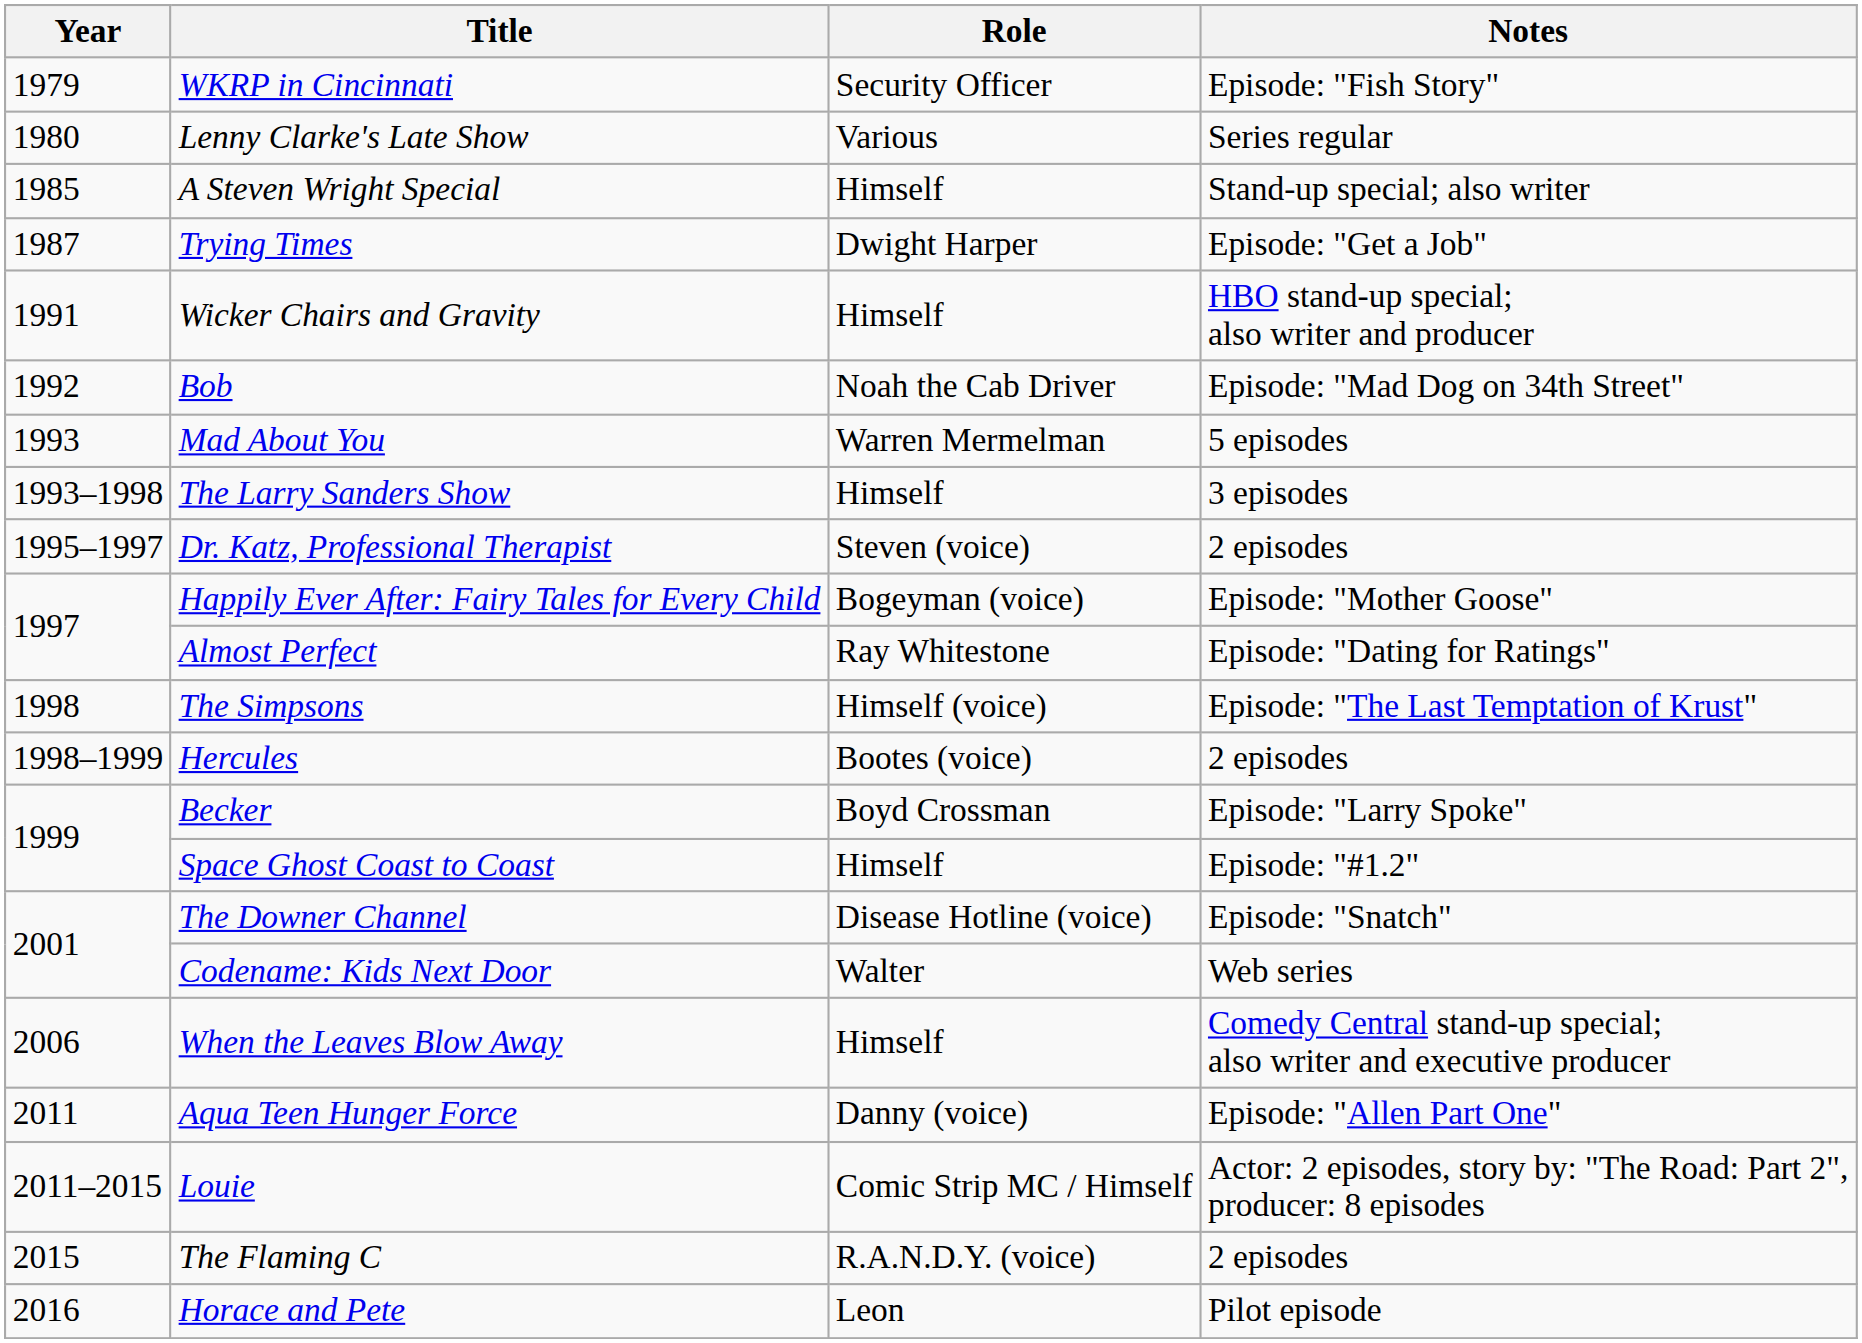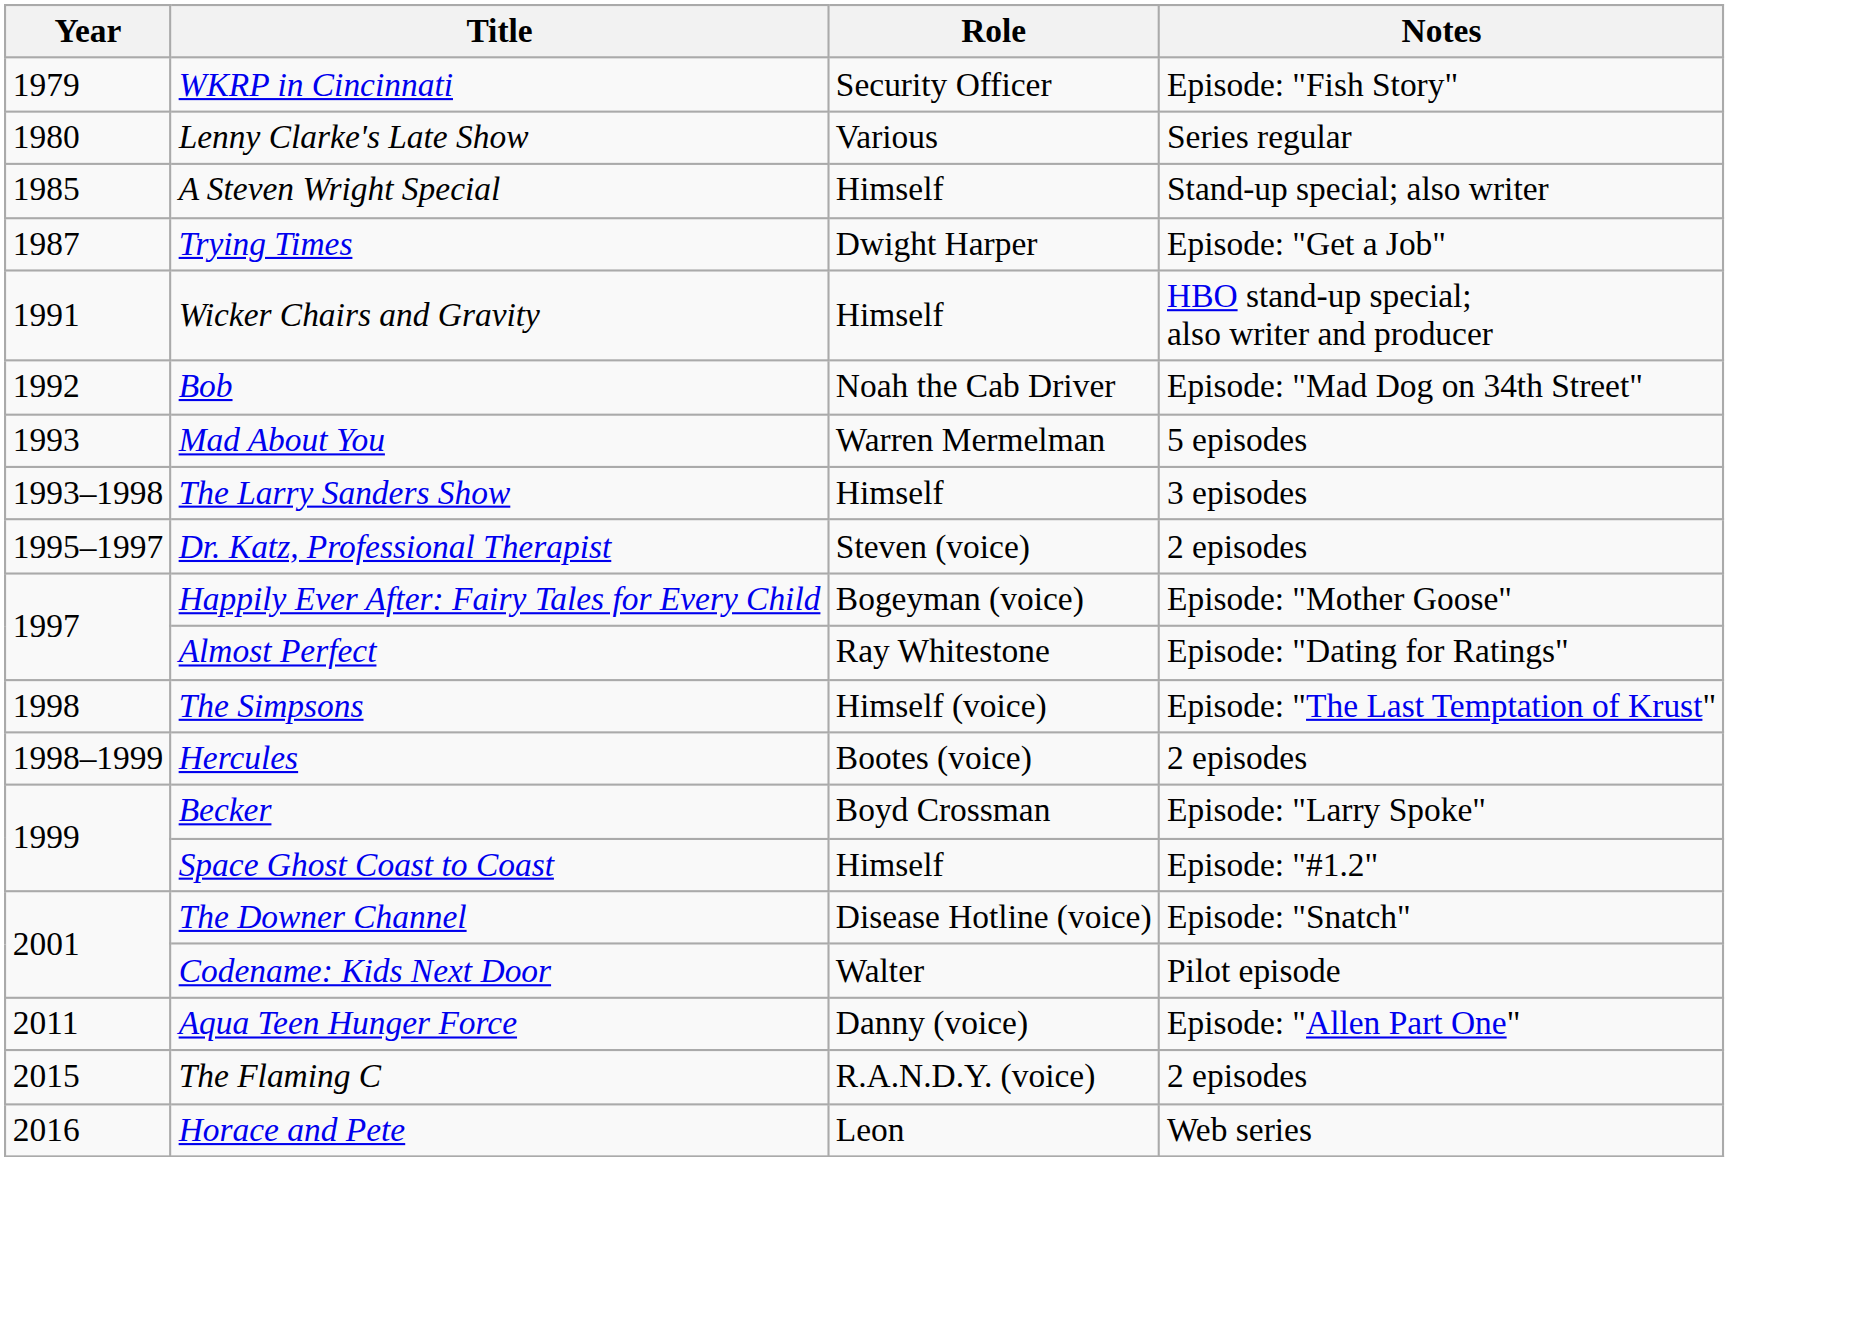(1280, 970) Web series -> (1254, 970) Pilot episode
- row: (371, 1042)
- row: (217, 1185)
(1295, 1310) Pilot episode -> (1239, 1129) Web series
